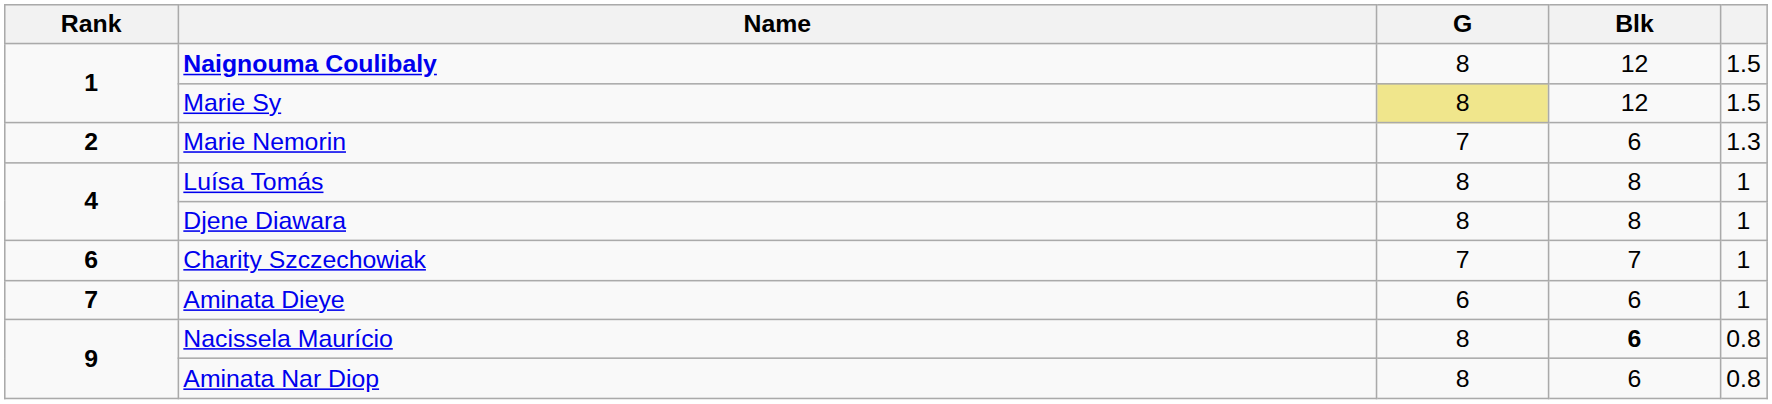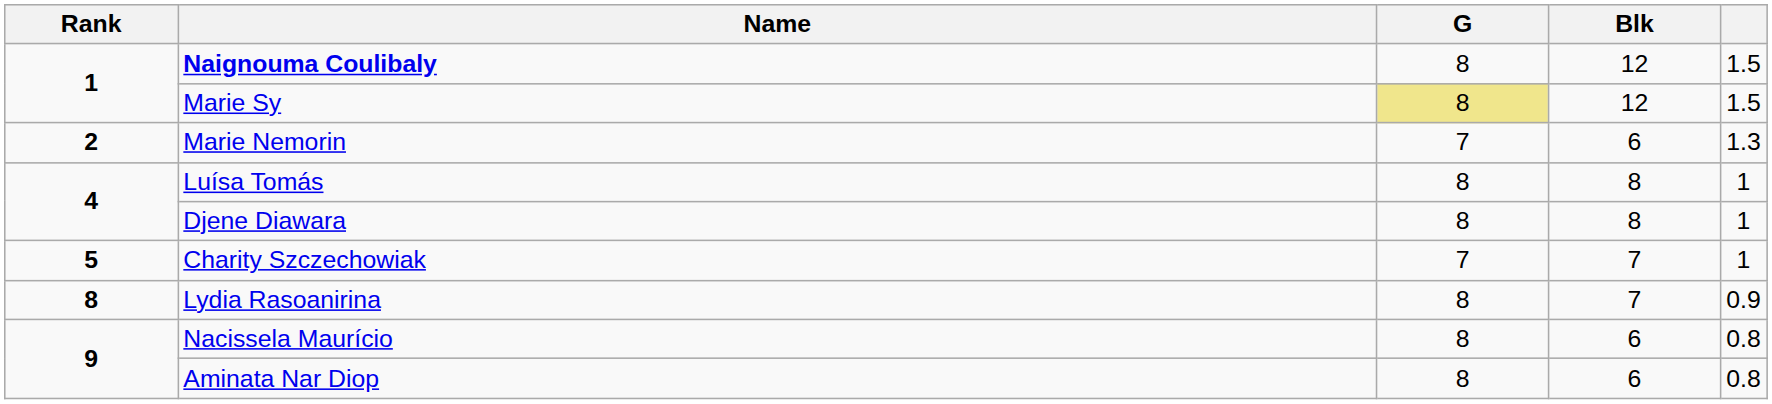(91, 260) 6 -> (91, 260) 5
- row: (264, 299)
+ row: (282, 299)
(1634, 338) bold -> (1634, 338) normal
